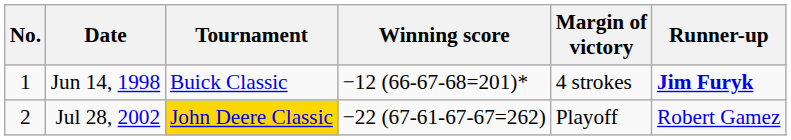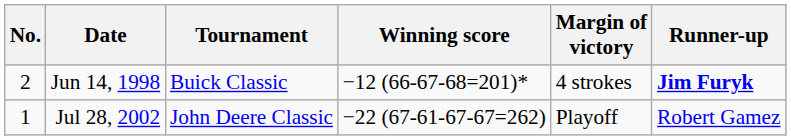(25, 82) 1 -> (25, 82) 2
(25, 117) 2 -> (25, 117) 1
(251, 117) gold background -> (251, 117) no background
